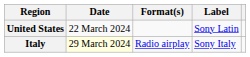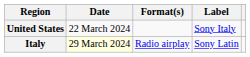(216, 28) Sony Latin -> (215, 28) Sony Italy
(215, 44) Sony Italy -> (216, 44) Sony Latin
